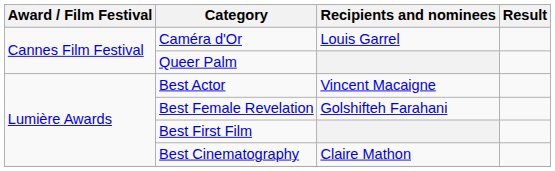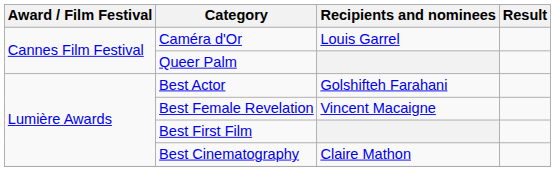(378, 85) Vincent Macaigne -> (384, 85) Golshifteh Farahani
(384, 108) Golshifteh Farahani -> (378, 108) Vincent Macaigne
